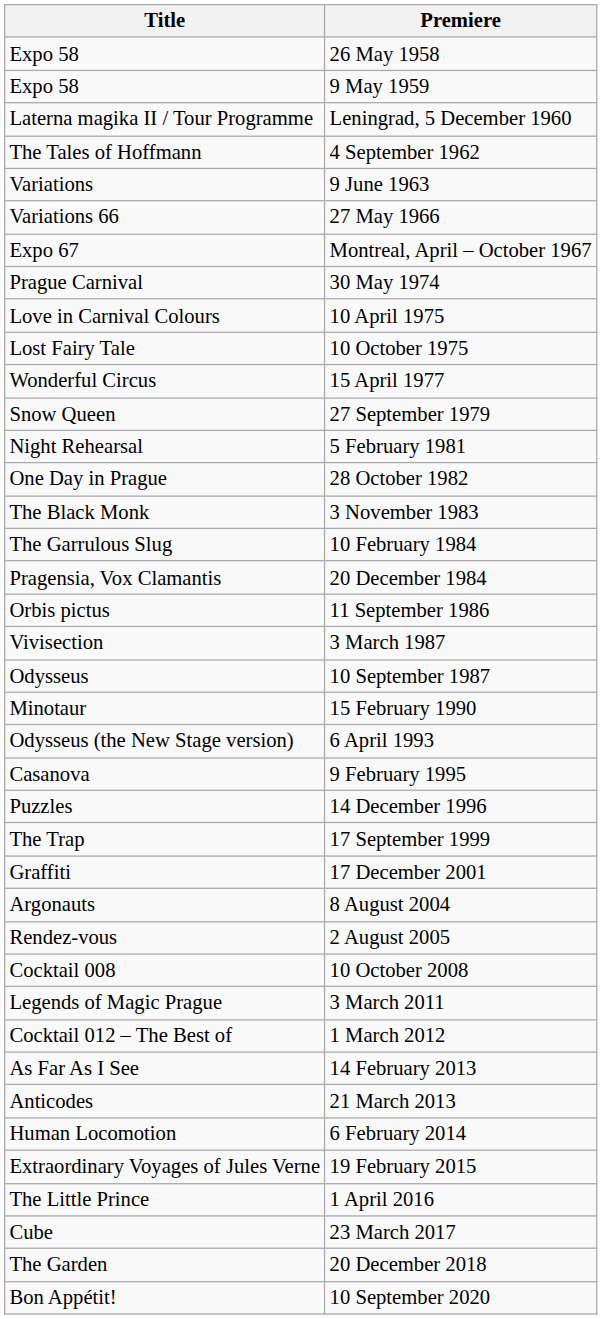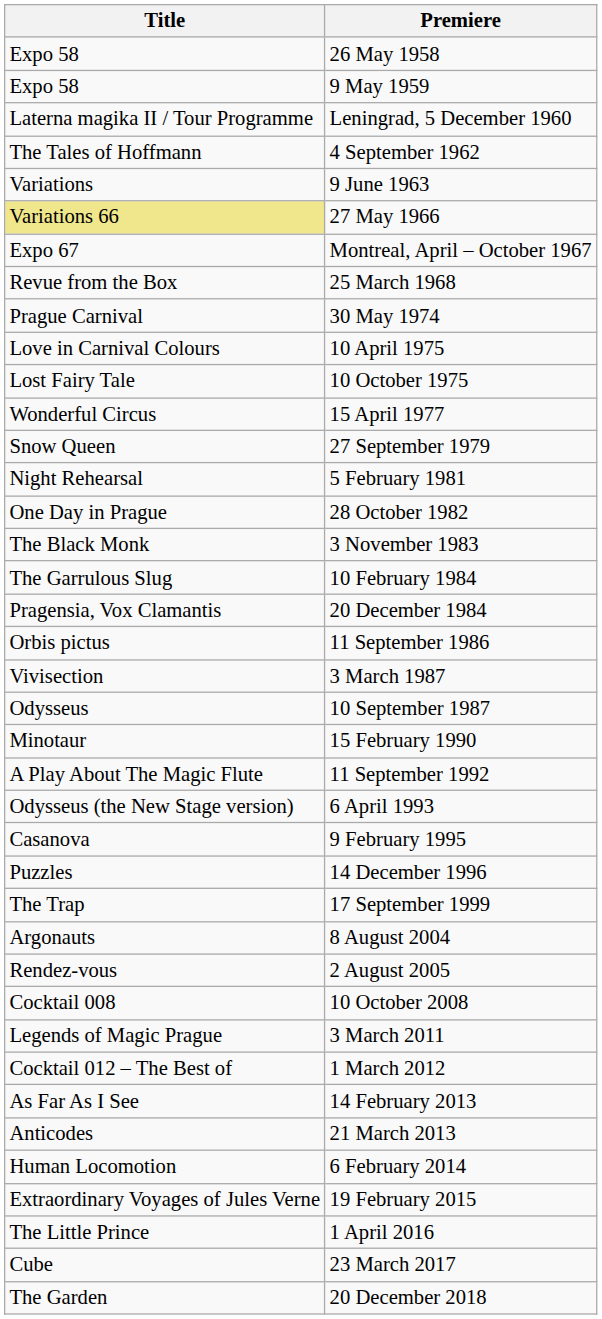(64, 217) no background -> (64, 217) khaki background
+ row: (393, 282)
+ row: (409, 773)
- row: (408, 871)
- row: (410, 1297)
